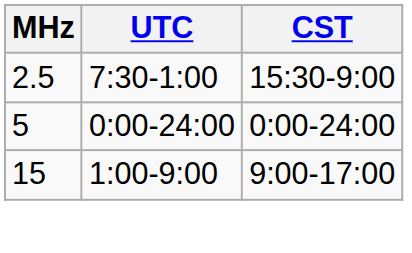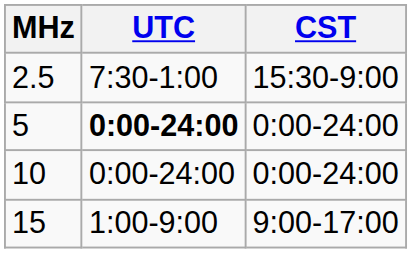(162, 125) normal -> (164, 125) bold
+ row: (29, 174)
